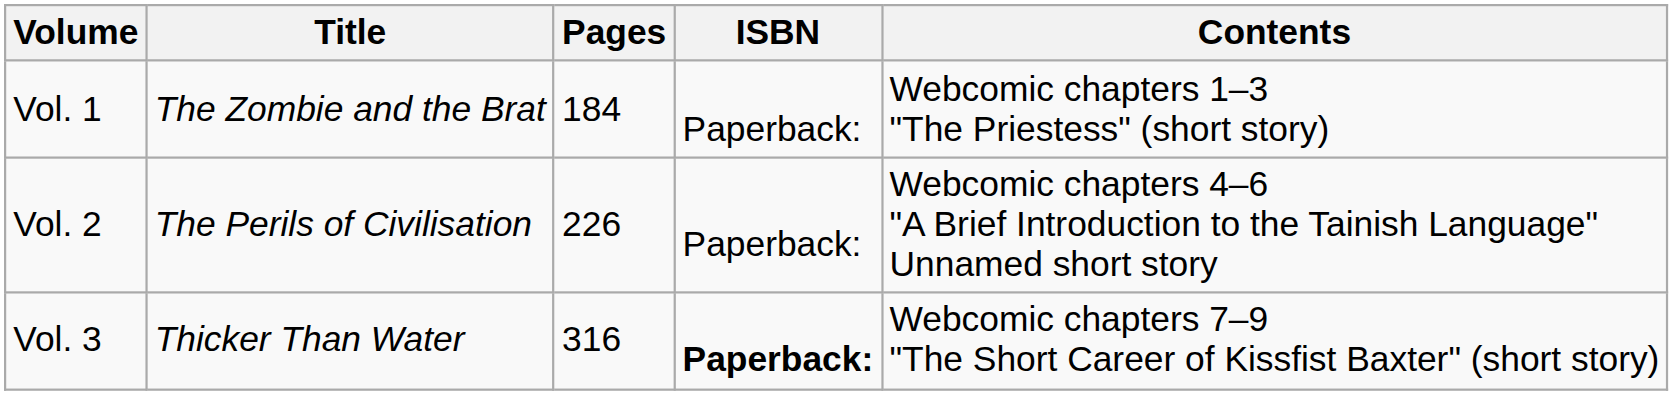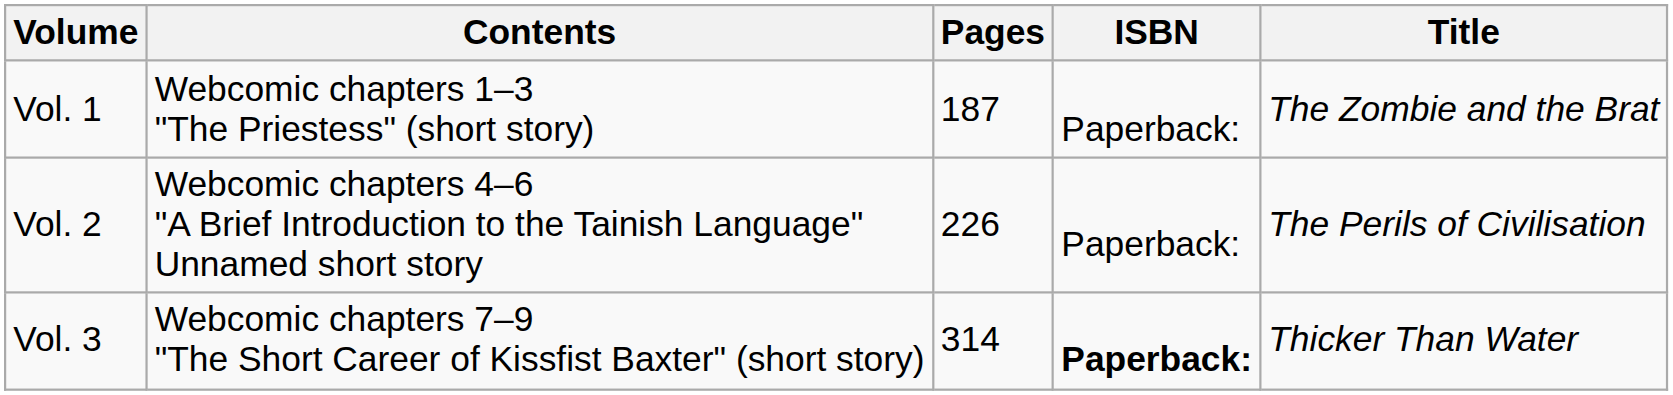columns swapped: (350, 32) <-> (1274, 32)
(592, 108) 184 -> (970, 108) 187
(592, 340) 316 -> (970, 340) 314
